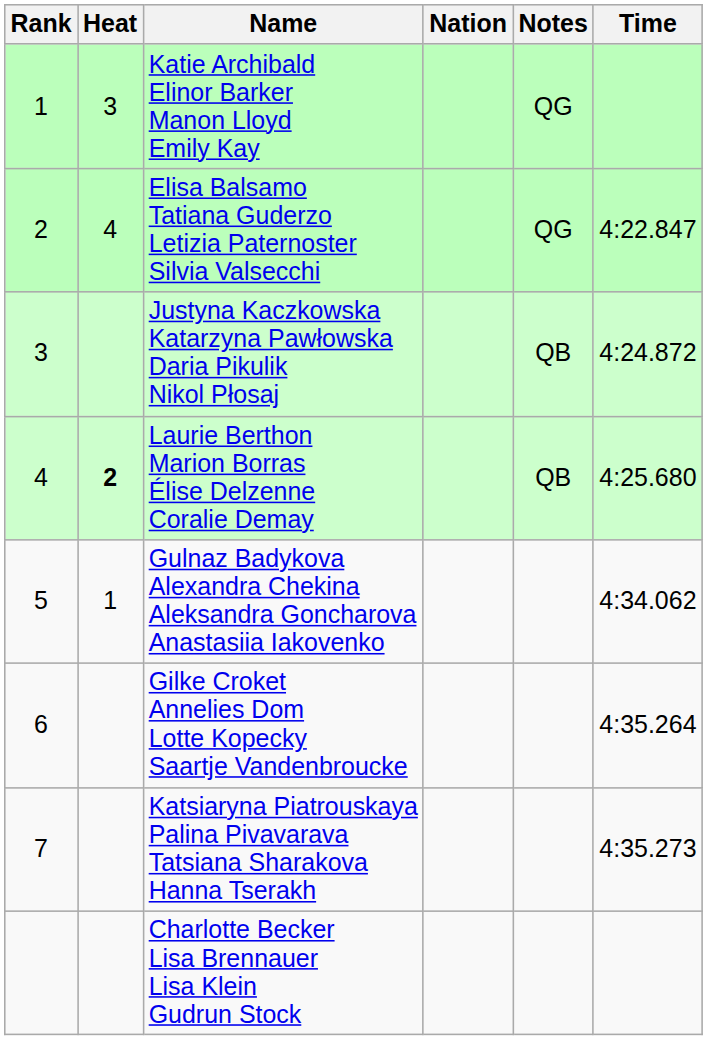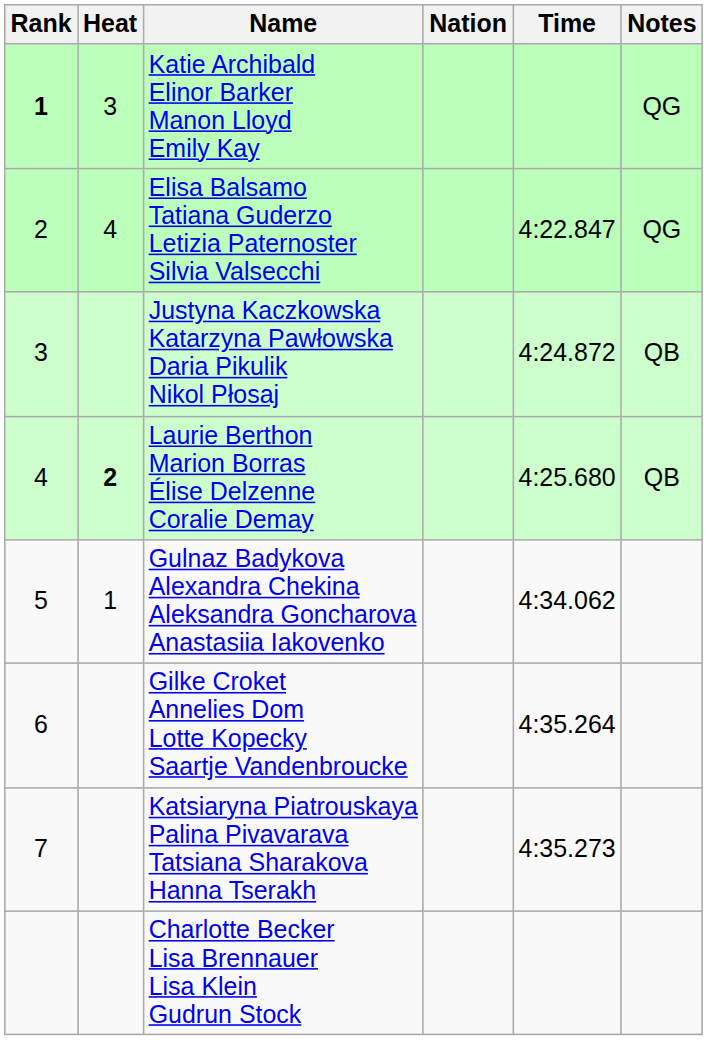columns swapped: (648, 24) <-> (553, 24)
(41, 105) normal -> (41, 105) bold
